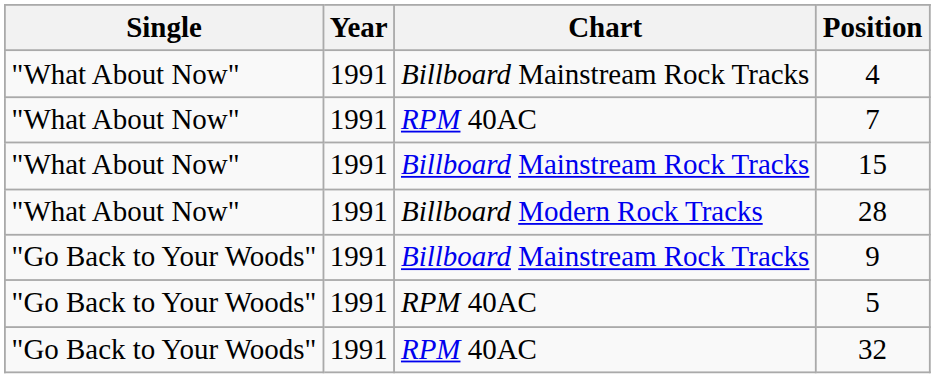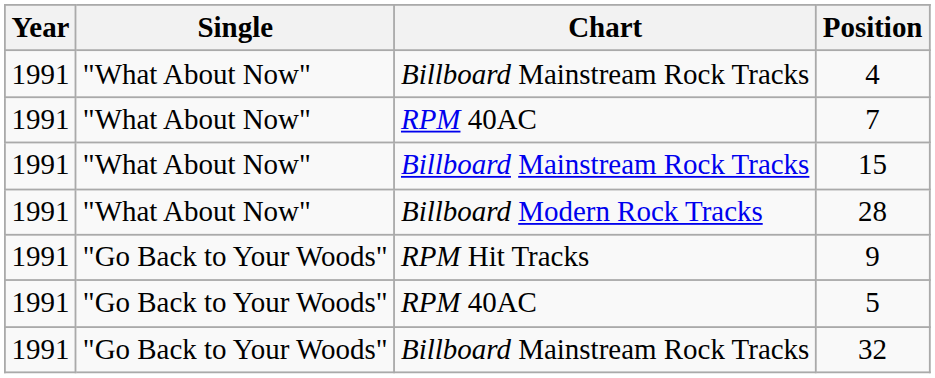columns swapped: (359, 27) <-> (164, 27)
(605, 257) Billboard Mainstream Rock Tracks -> (495, 257) RPM Hit Tracks
(469, 348) RPM 40AC -> (605, 348) Billboard Mainstream Rock Tracks
